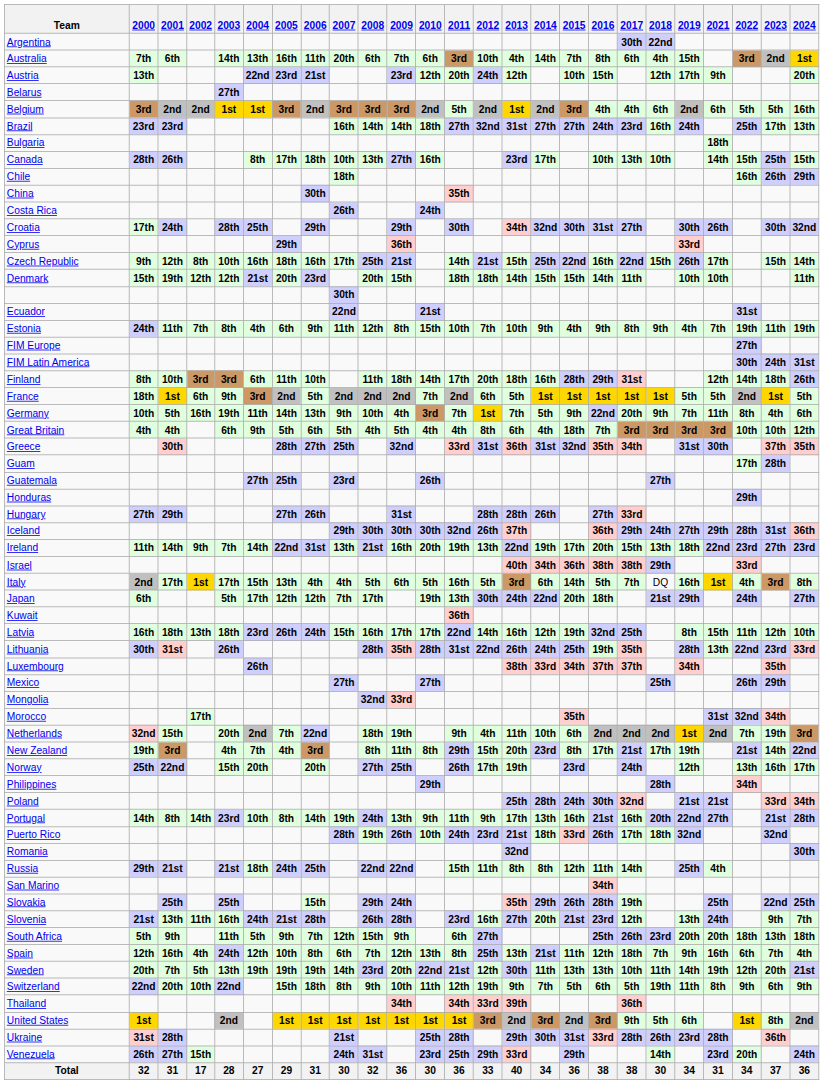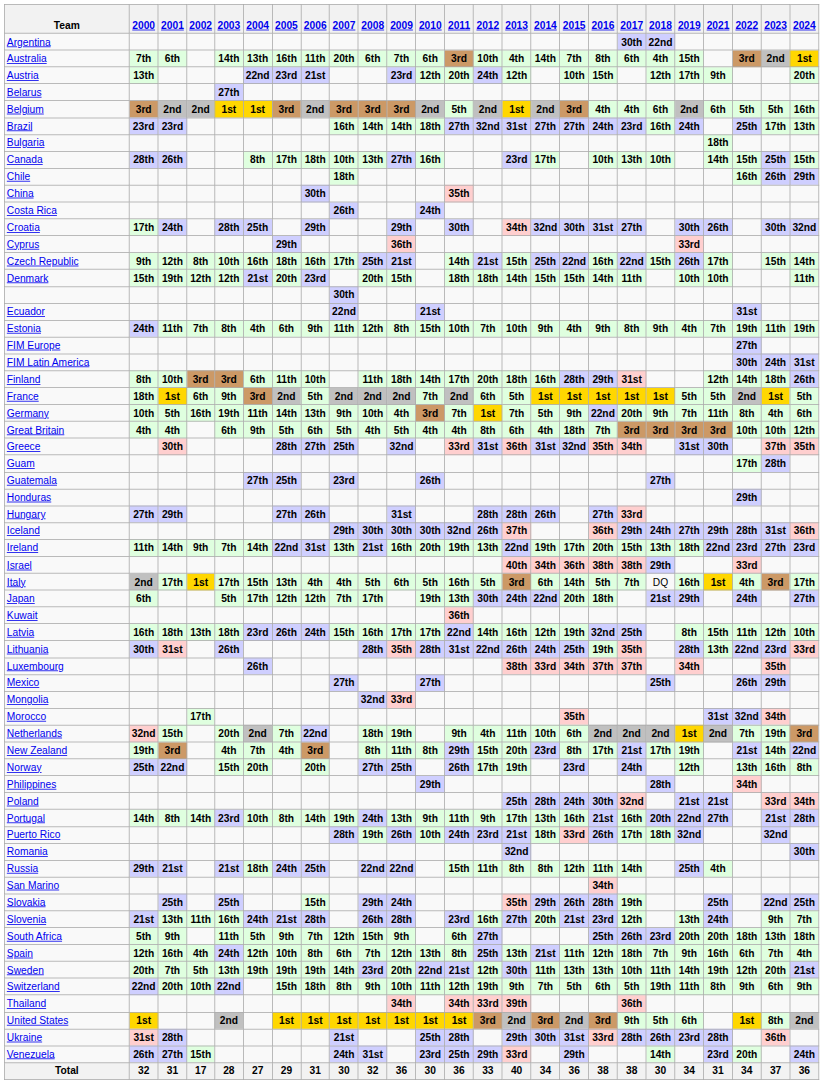(804, 582) 8th -> (804, 582) 17th
(804, 767) 17th -> (804, 767) 8th
